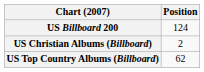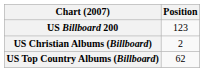(180, 28) 124 -> (180, 28) 123
